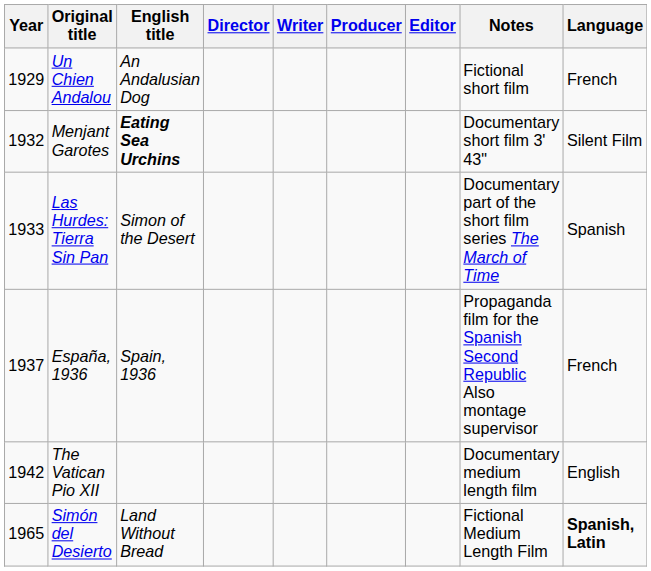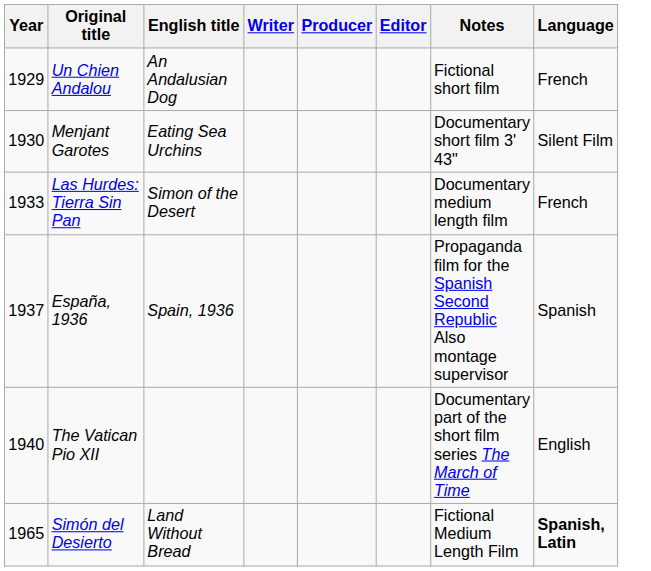- column: (239, 26)
(26, 141) 1932 -> (26, 141) 1930
(150, 141) bold -> (187, 141) normal
(511, 230) Documentary part of the short film series The March of Time -> (482, 203) Documentary medium length film
(596, 230) Spanish -> (563, 203) French
(592, 365) French -> (567, 310) Spanish
(26, 472) 1942 -> (26, 445) 1940
(511, 472) Documentary medium length film -> (482, 445) Documentary part of the short film series The March of Time
